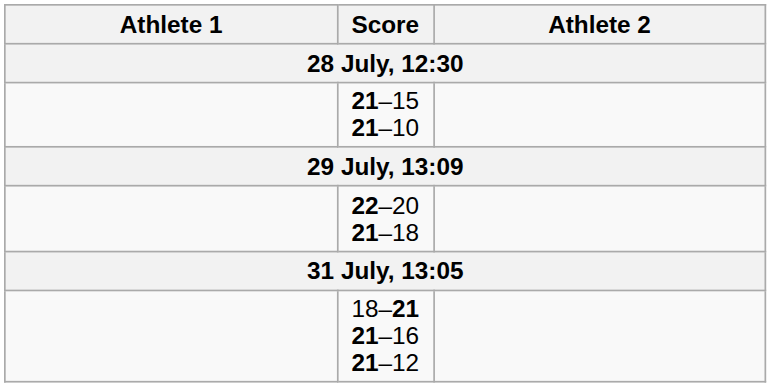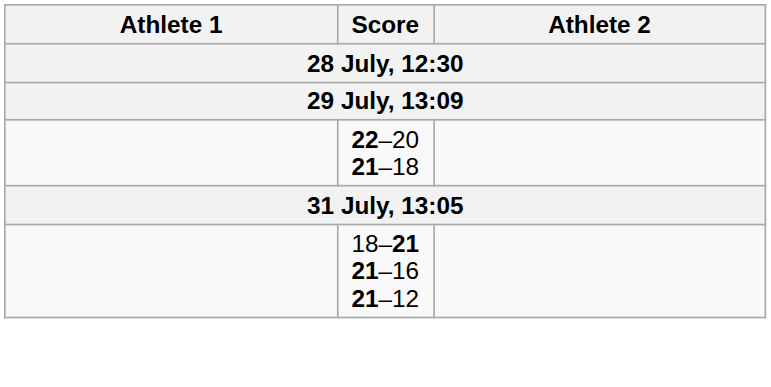- row: (385, 115)
